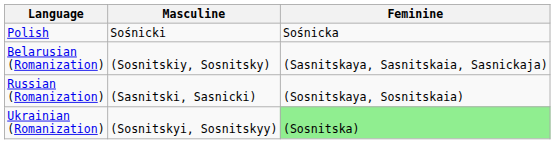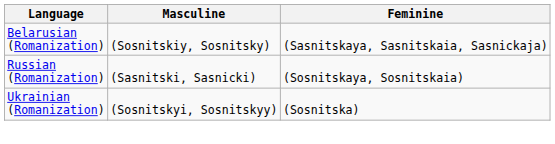- row: (28, 33)
(321, 129) lightgreen background -> (321, 110) no background
